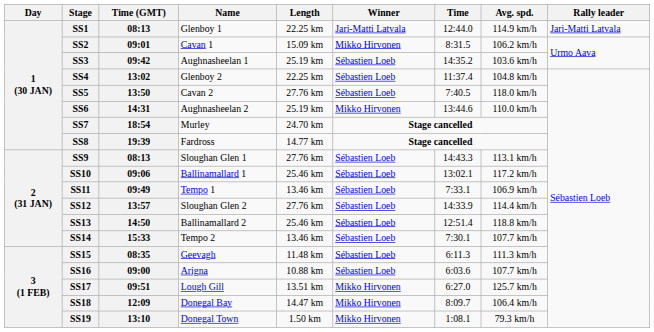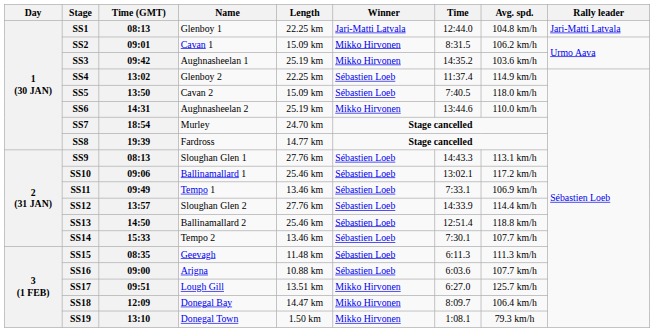(514, 29) 114.9 km/h -> (514, 29) 104.8 km/h
(365, 61) Sébastien Loeb -> (368, 61) Mikko Hirvonen
(514, 77) 104.8 km/h -> (514, 77) 114.9 km/h
(305, 93) 27.76 km -> (305, 93) 15.09 km
